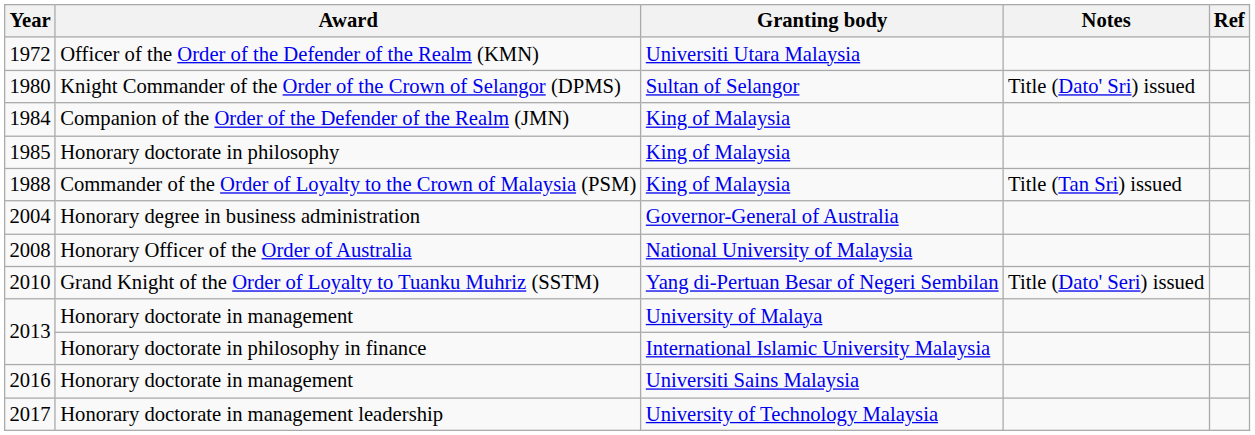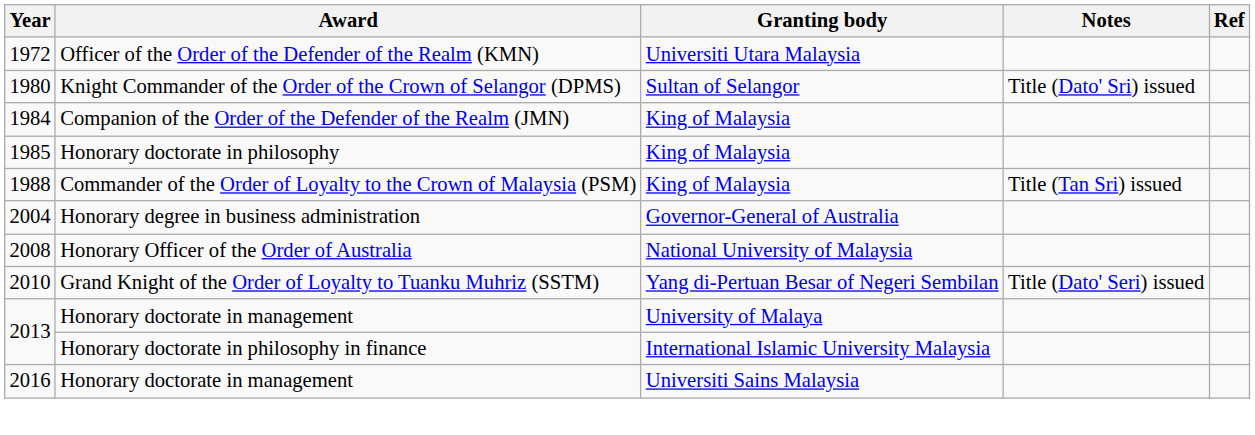- row: (30, 413)
